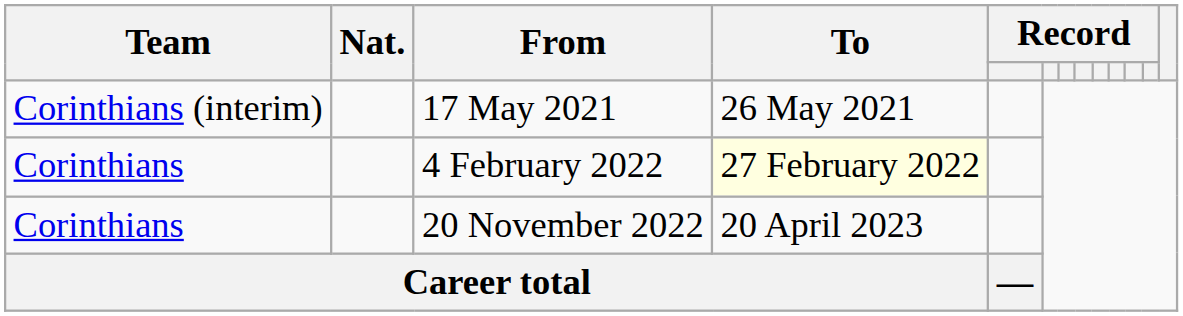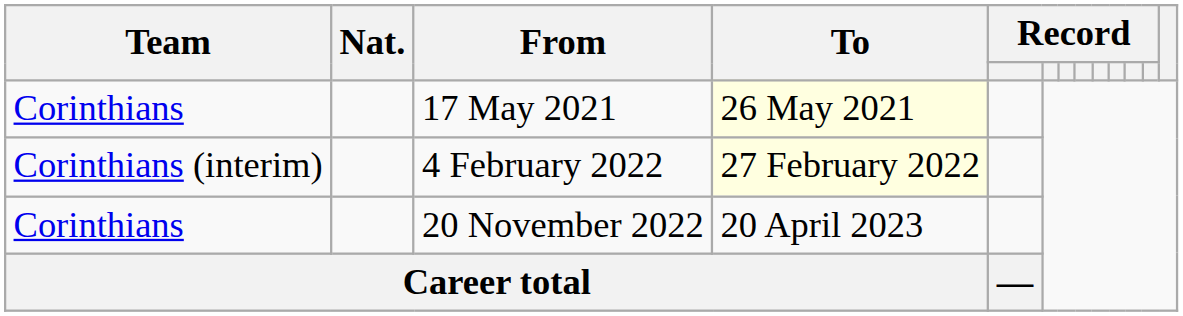(168, 108) Corinthians (interim) -> (99, 108) Corinthians
(818, 108) no background -> (818, 108) lightyellow background
(99, 165) Corinthians -> (168, 165) Corinthians (interim)
